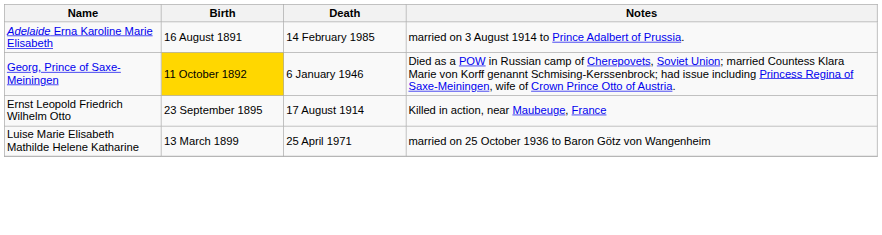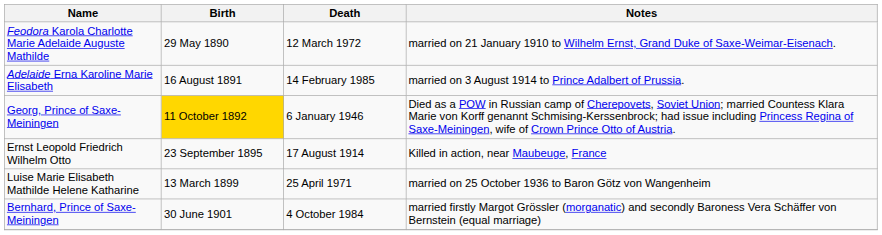+ row: (70, 43)
+ row: (71, 214)
